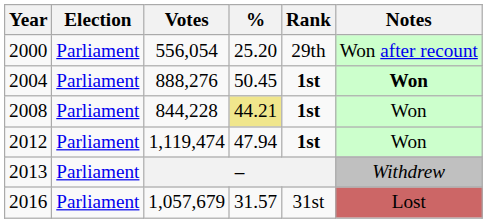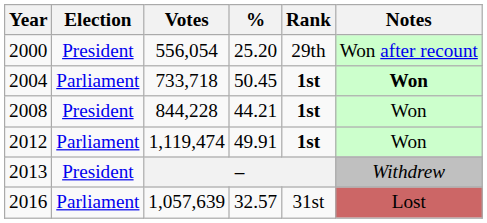(98, 50) Parliament -> (98, 50) President
(187, 80) 888,276 -> (187, 80) 733,718
(98, 111) Parliament -> (98, 111) President
(256, 111) khaki background -> (256, 111) no background
(256, 141) 47.94 -> (256, 141) 49.91
(98, 171) Parliament -> (98, 171) President
(187, 202) 1,057,679 -> (187, 202) 1,057,639
(256, 202) 31.57 -> (256, 202) 32.57
